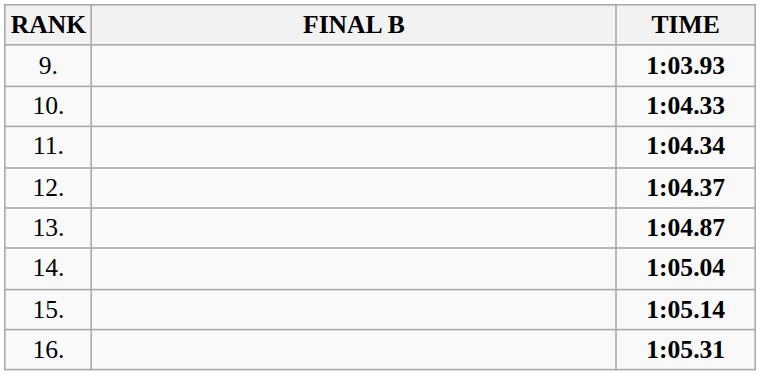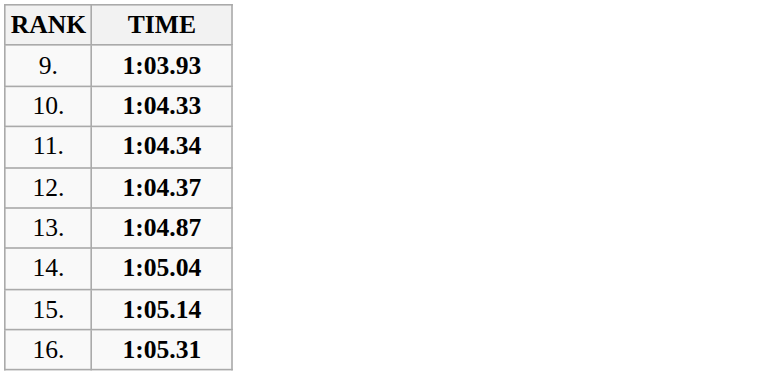- column: (354, 24)
